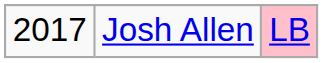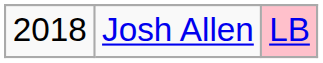(50, 30) 2017 -> (50, 30) 2018
